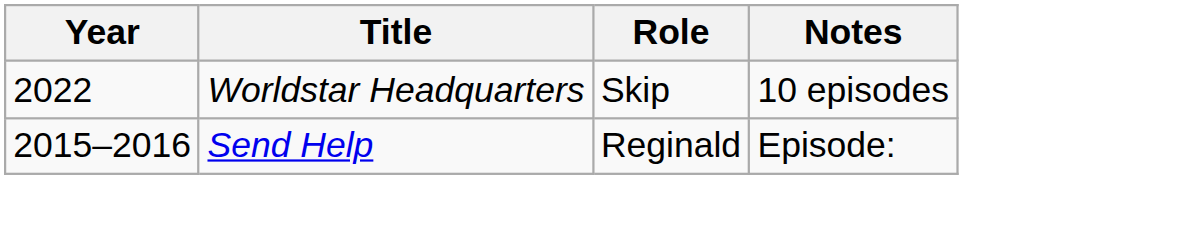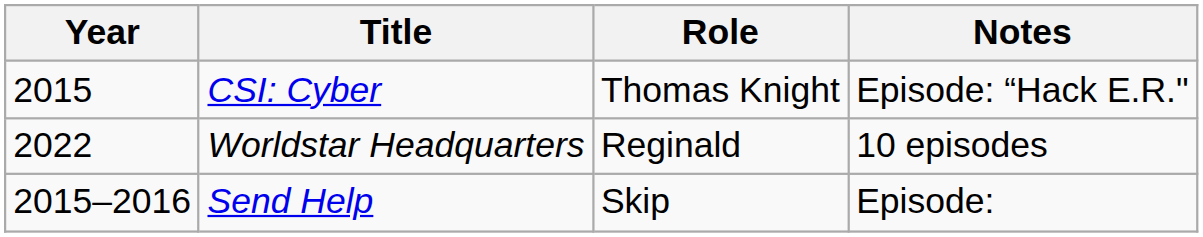+ row: (294, 88)
(635, 88) Skip -> (671, 145) Reginald
(671, 145) Reginald -> (635, 201) Skip
